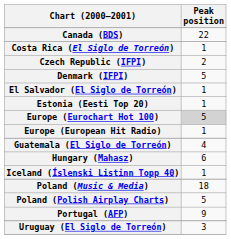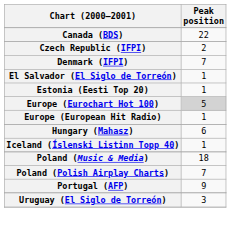- row: (93, 49)
(204, 76) 5 -> (204, 62) 7
- row: (93, 145)
(204, 200) 5 -> (204, 172) 7
